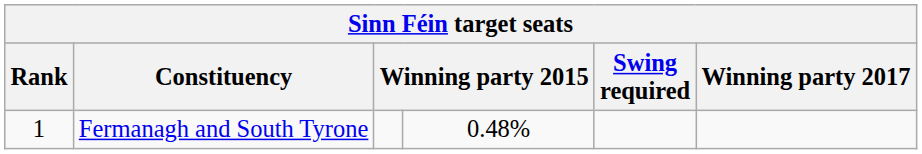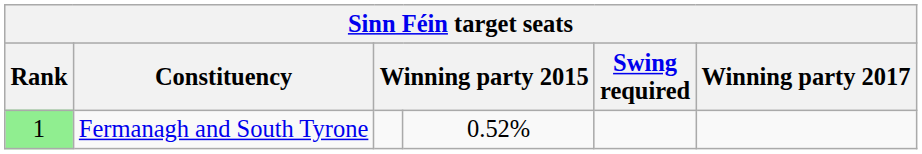(39, 129) no background -> (39, 129) lightgreen background
(499, 129) 0.48% -> (499, 129) 0.52%
